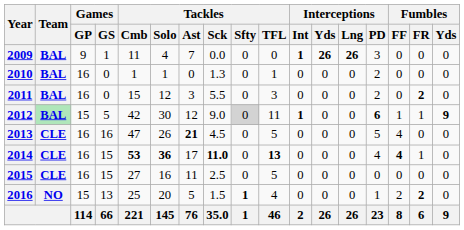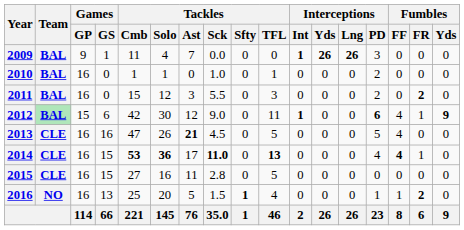(217, 74) 1.3 -> (217, 74) 1.0
(107, 114) 5 -> (107, 114) 6
(245, 114) lightgrey background -> (245, 114) no background
(399, 114) 1 -> (399, 114) 4
(217, 174) 2.5 -> (217, 174) 2.8
(83, 194) 15 -> (83, 194) 16
(399, 194) 2 -> (399, 194) 1
